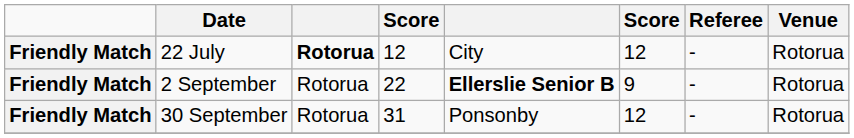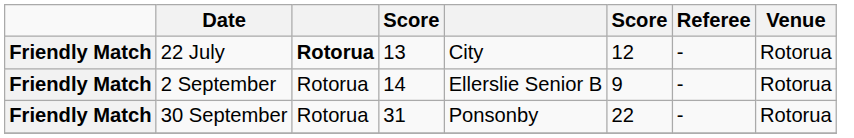(395, 52) 12 -> (395, 52) 13
(395, 84) 22 -> (395, 84) 14
(532, 84) bold -> (525, 84) normal
(635, 116) 12 -> (623, 116) 22
